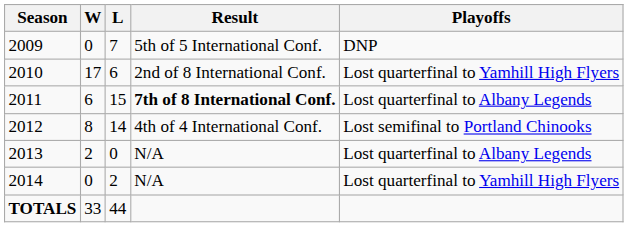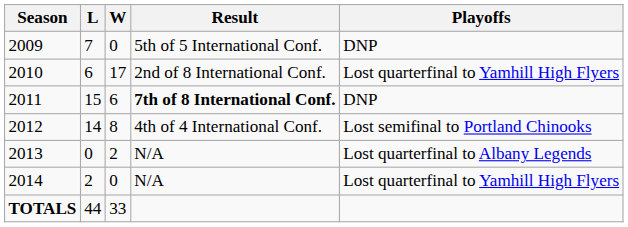columns swapped: (93, 18) <-> (118, 18)
(467, 99) Lost quarterfinal to Albany Legends -> (360, 99) DNP
